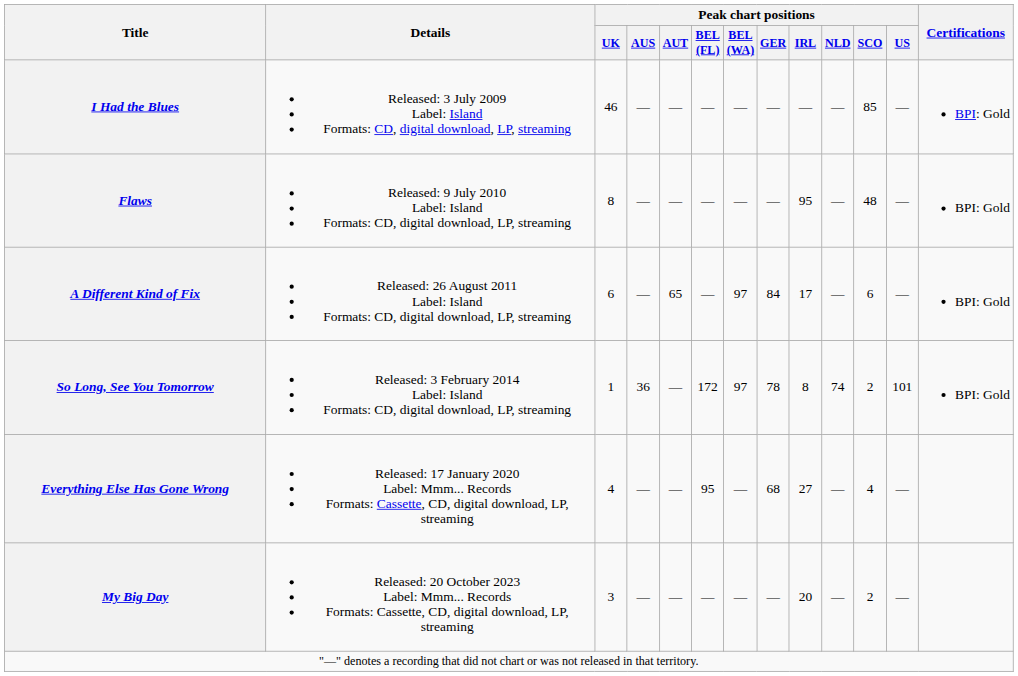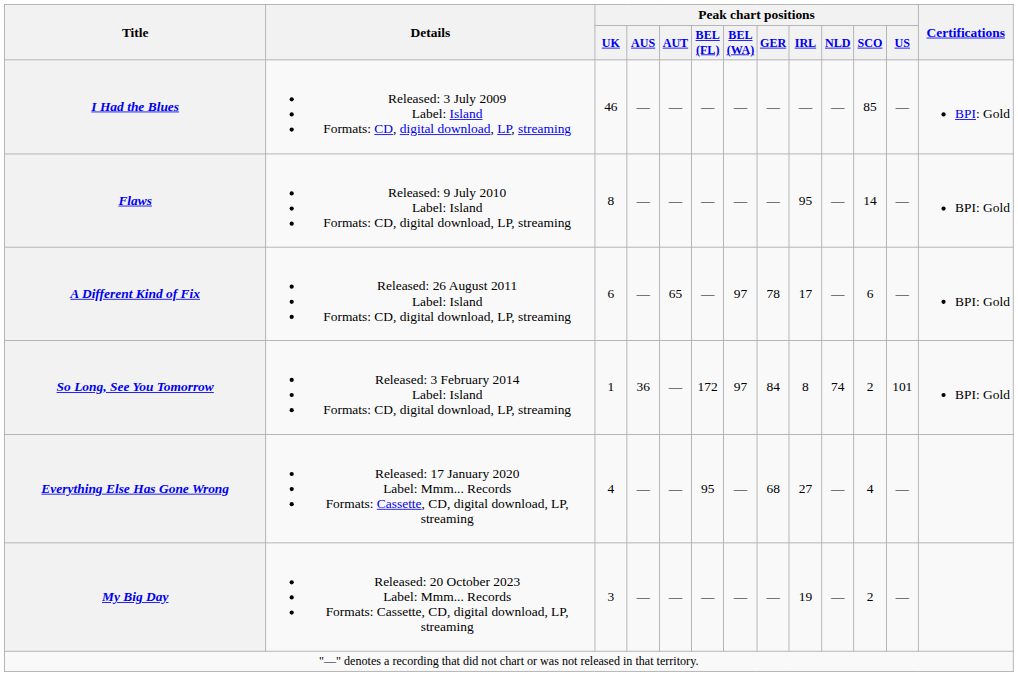(870, 200) 48 -> (870, 200) 14
(773, 293) 84 -> (773, 293) 78
(773, 387) 78 -> (773, 387) 84
(805, 597) 20 -> (805, 597) 19
